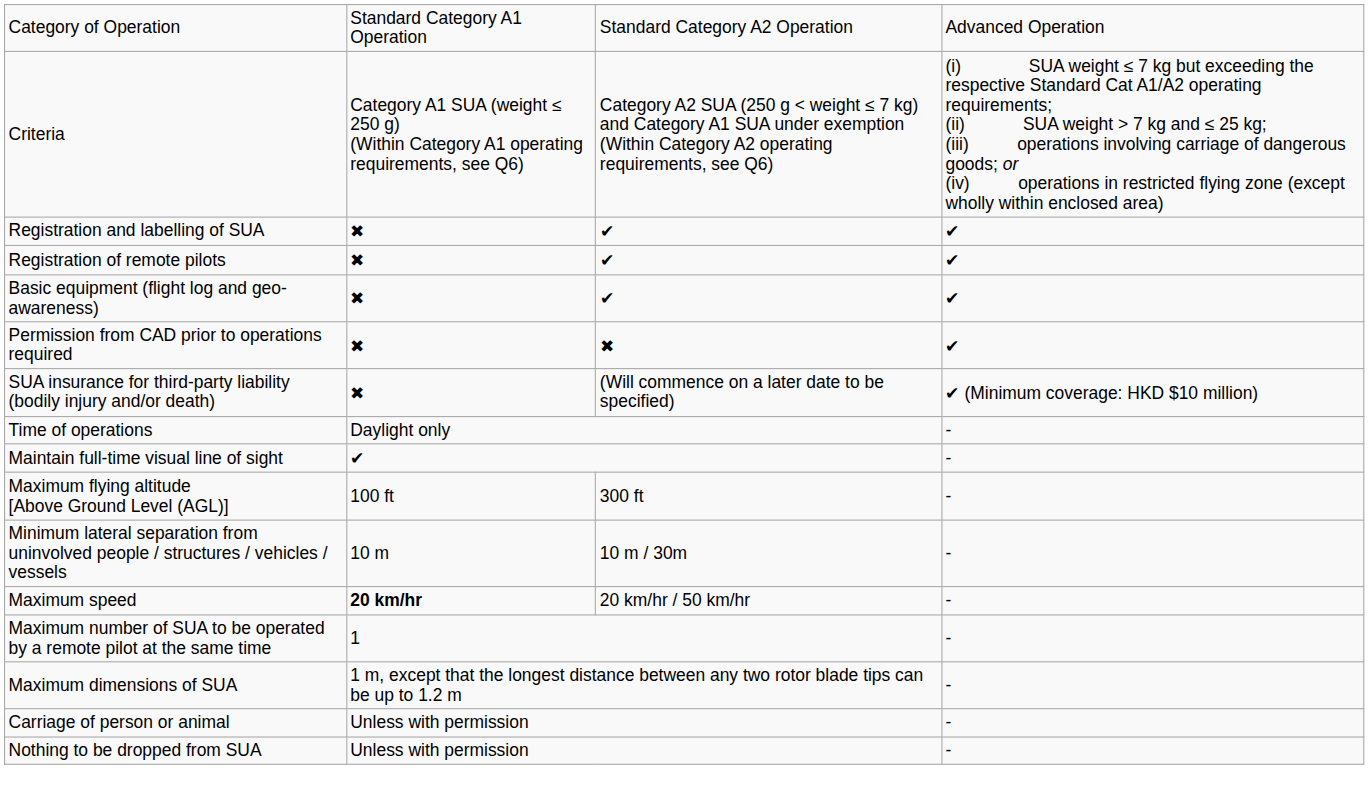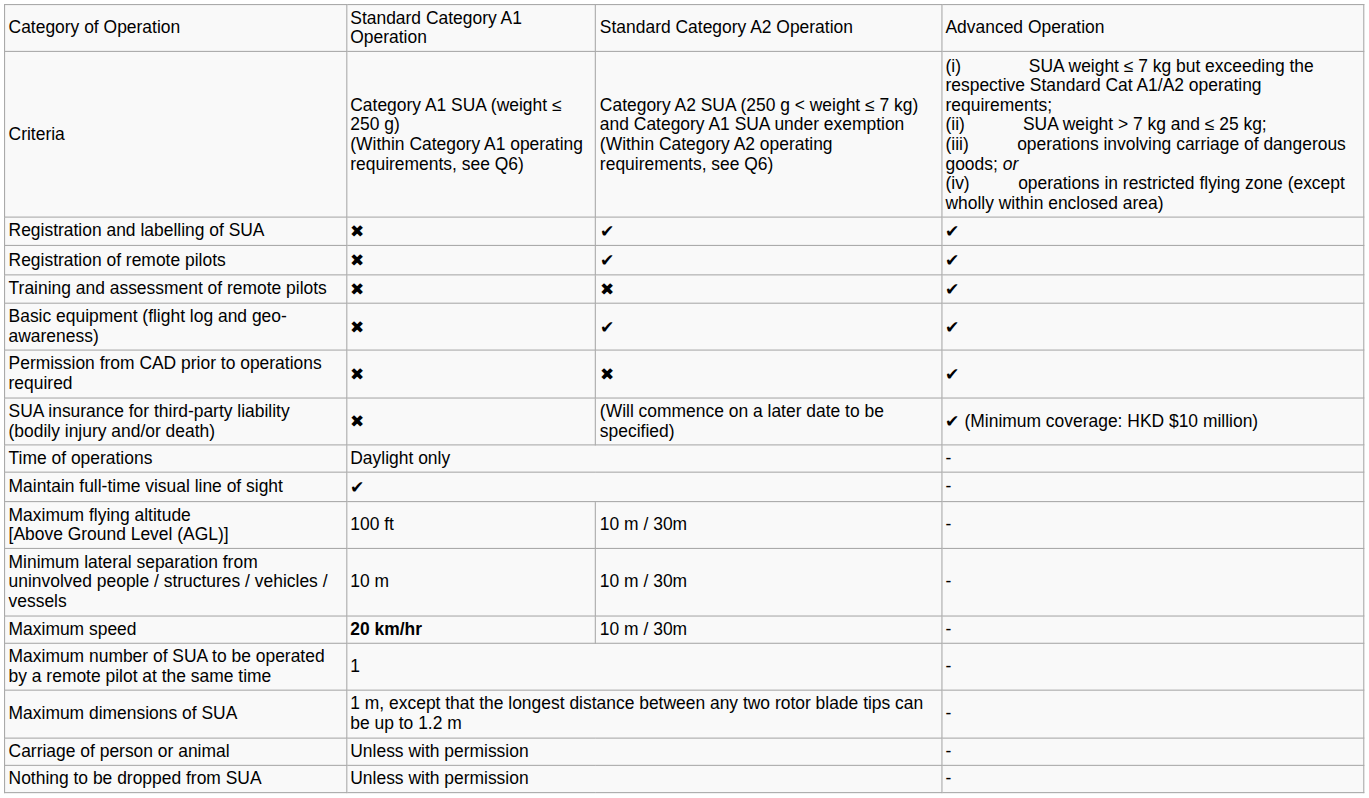+ row: (168, 288)
(622, 496) 300 ft -> (643, 524) 10 m / 30m
(675, 600) 20 km/hr / 50 km/hr -> (643, 629) 10 m / 30m
